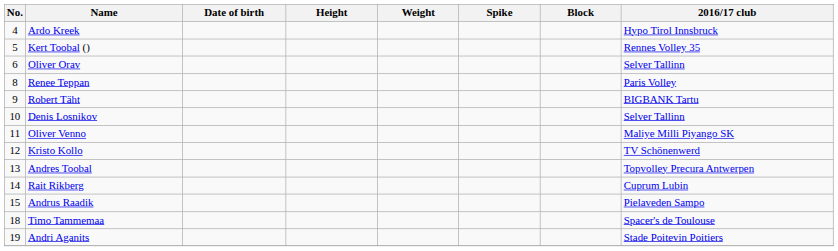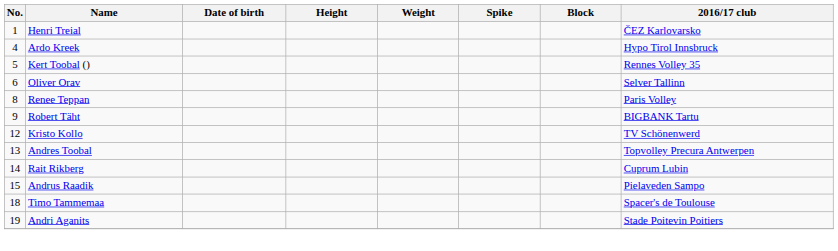+ row: (54, 30)
- row: (62, 116)
- row: (57, 133)
